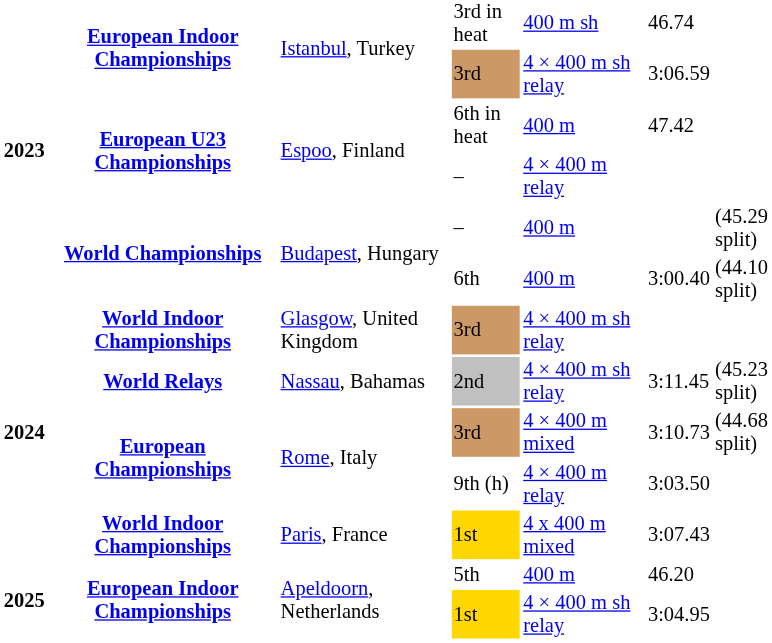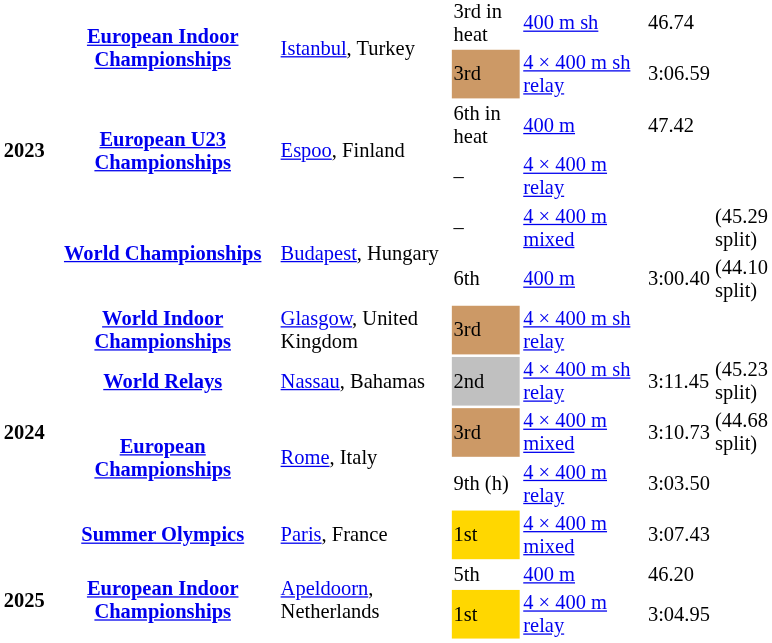(549, 227) 400 m -> (565, 227) 4 × 400 m mixed
(163, 534) World Indoor Championships -> (163, 534) Summer Olympics
(564, 534) 4 x 400 m mixed -> (565, 534) 4 × 400 m mixed
(577, 614) 4 × 400 m sh relay -> (565, 614) 4 × 400 m relay
